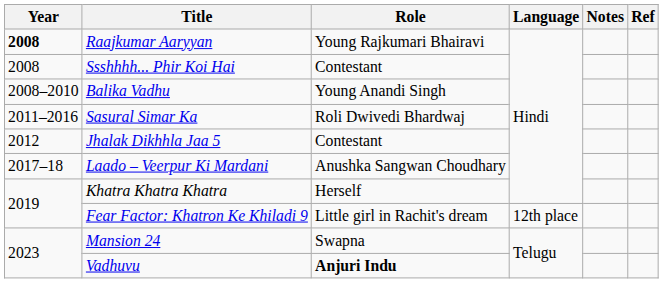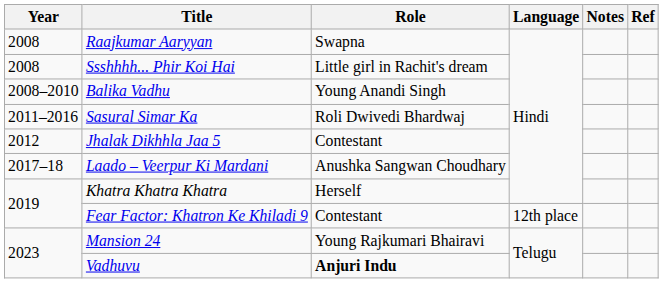(24, 41) bold -> (24, 41) normal
(400, 41) Young Rajkumari Bhairavi -> (340, 41) Swapna
(349, 66) Contestant -> (401, 66) Little girl in Rachit's dream
(401, 215) Little girl in Rachit's dream -> (349, 215) Contestant
(340, 240) Swapna -> (400, 240) Young Rajkumari Bhairavi
